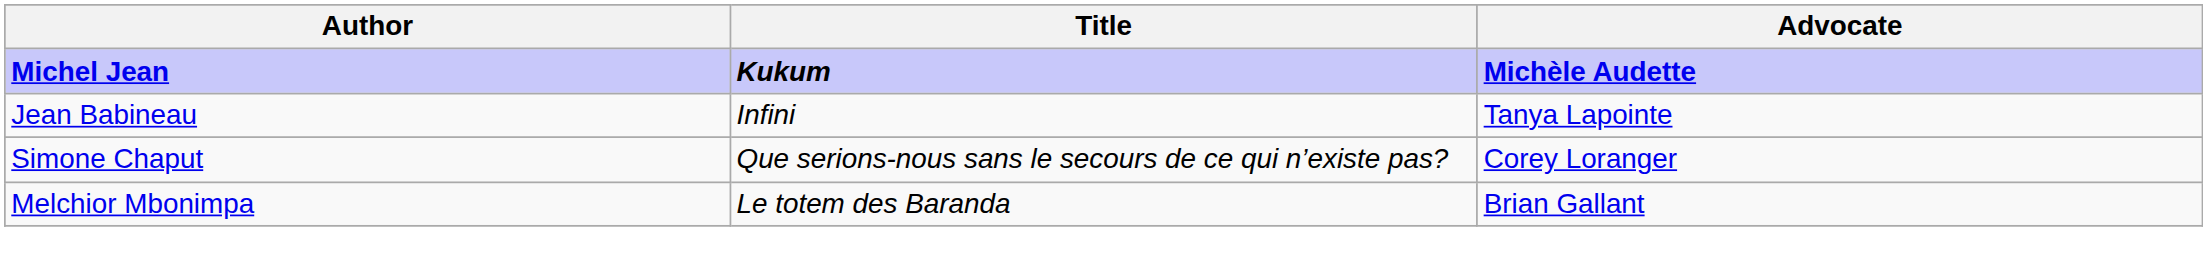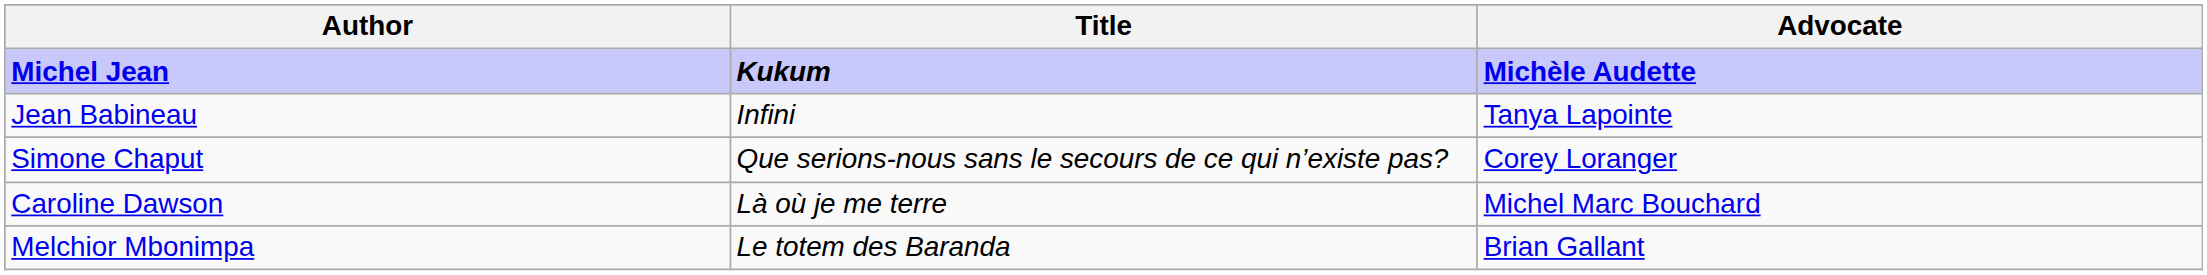+ row: (117, 203)
